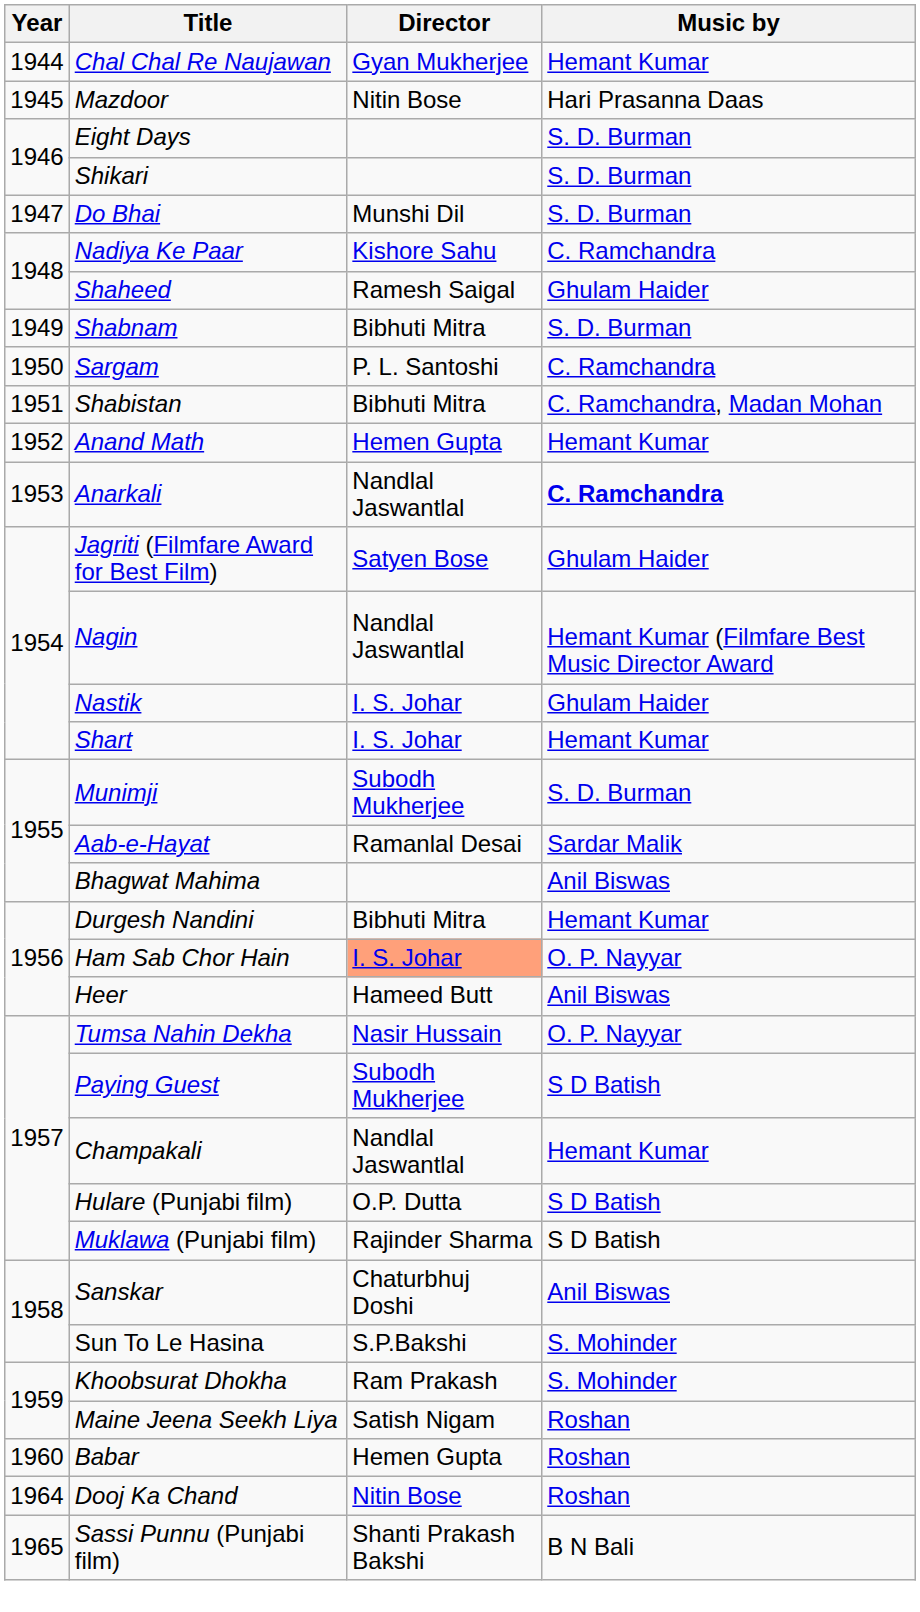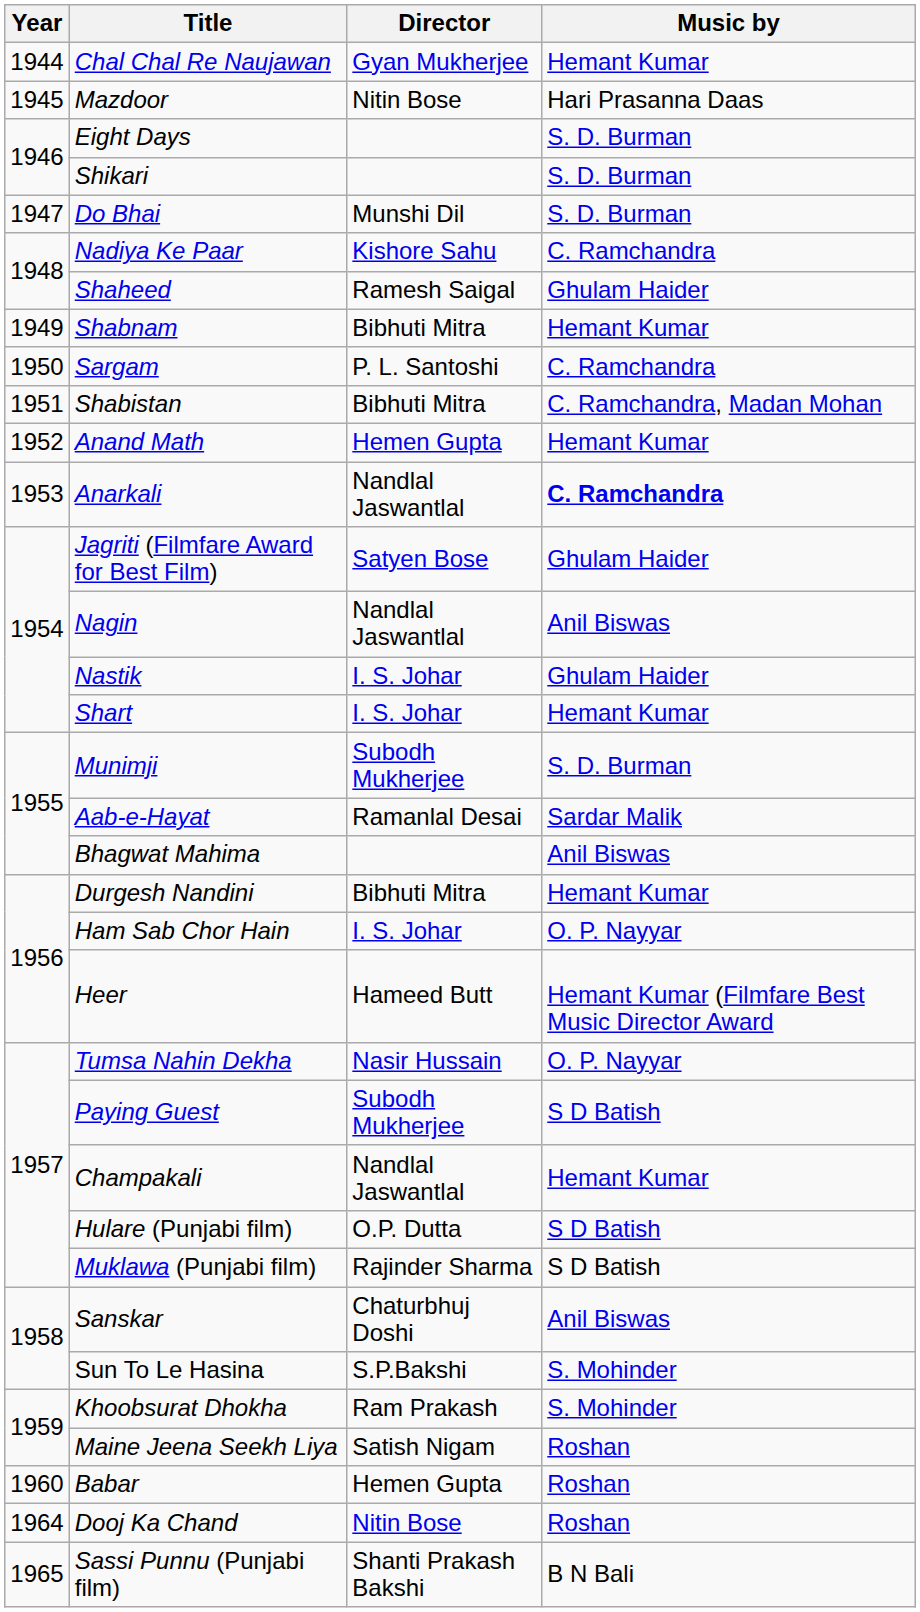(619, 328) S. D. Burman -> (628, 328) Hemant Kumar
(706, 650) Hemant Kumar (Filmfare Best Music Director Award -> (609, 623) Anil Biswas
(407, 957) lightsalmon background -> (407, 930) no background
(609, 995) Anil Biswas -> (706, 1009) Hemant Kumar (Filmfare Best Music Director Award
